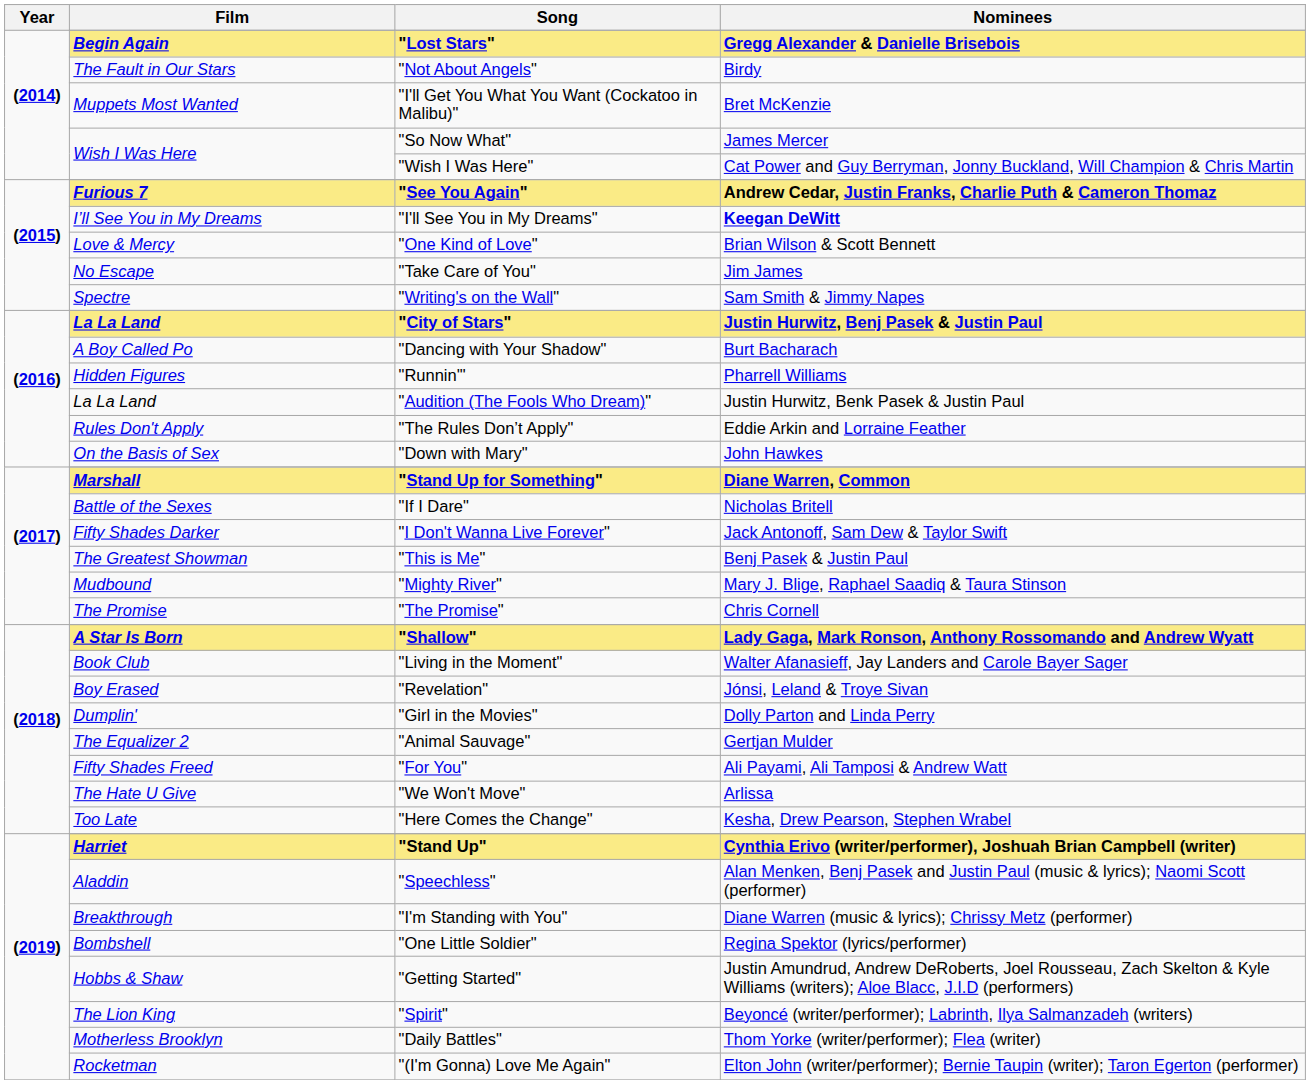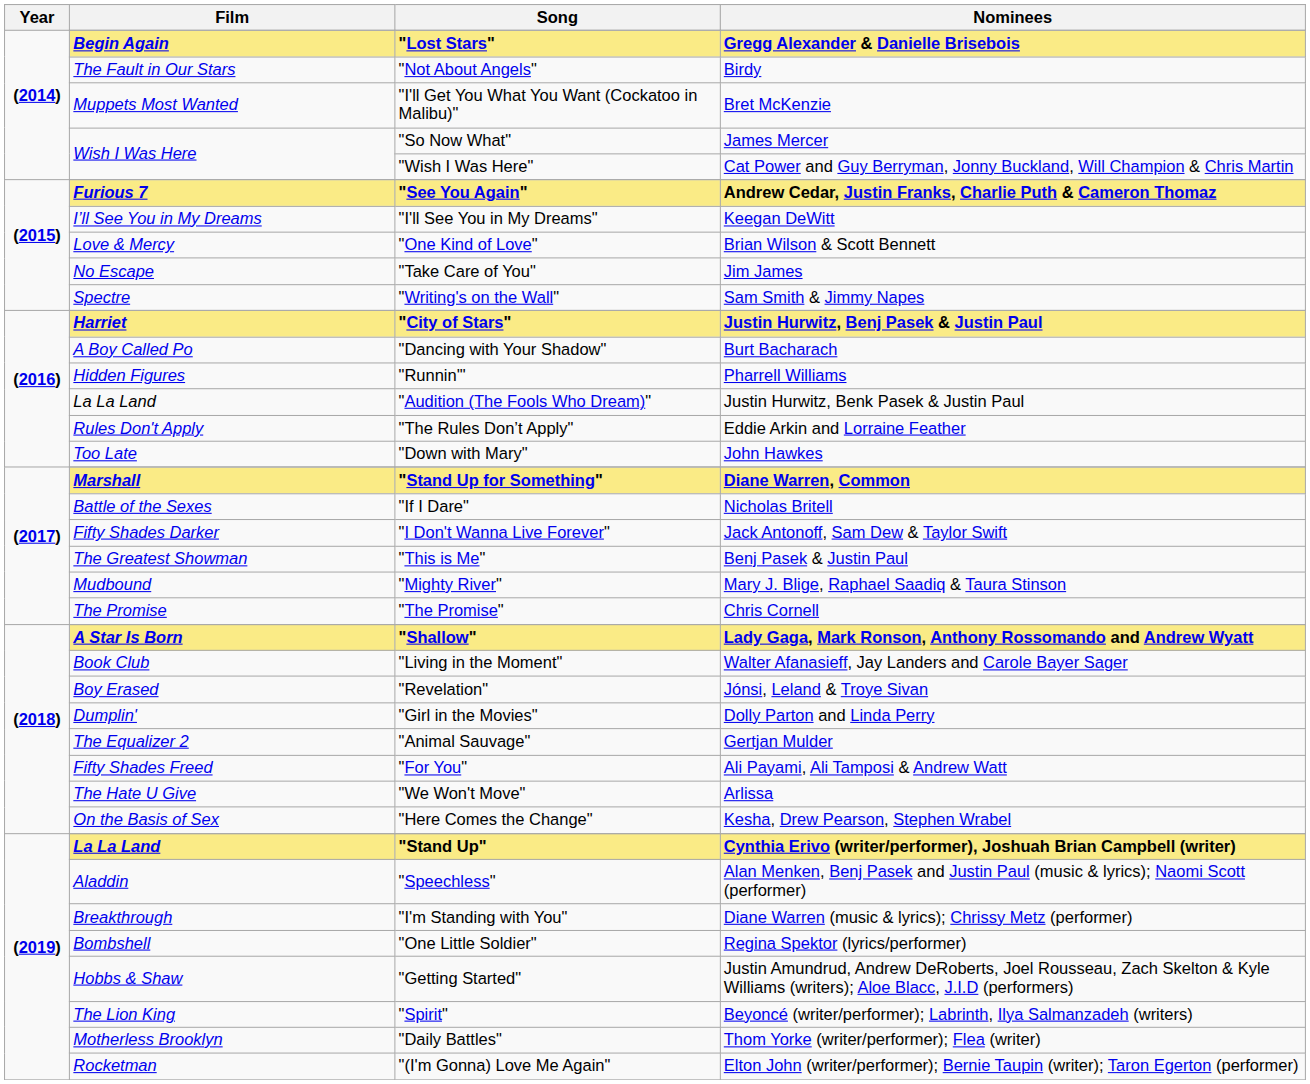(782, 219) bold -> (779, 219) normal
(117, 323) La La Land -> (100, 323) Harriet
(146, 454) On the Basis of Sex -> (105, 454) Too Late
(105, 820) Too Late -> (146, 820) On the Basis of Sex
(100, 846) Harriet -> (117, 846) La La Land
